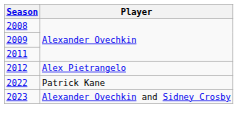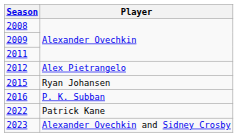+ row: (17, 82)
+ row: (17, 97)
